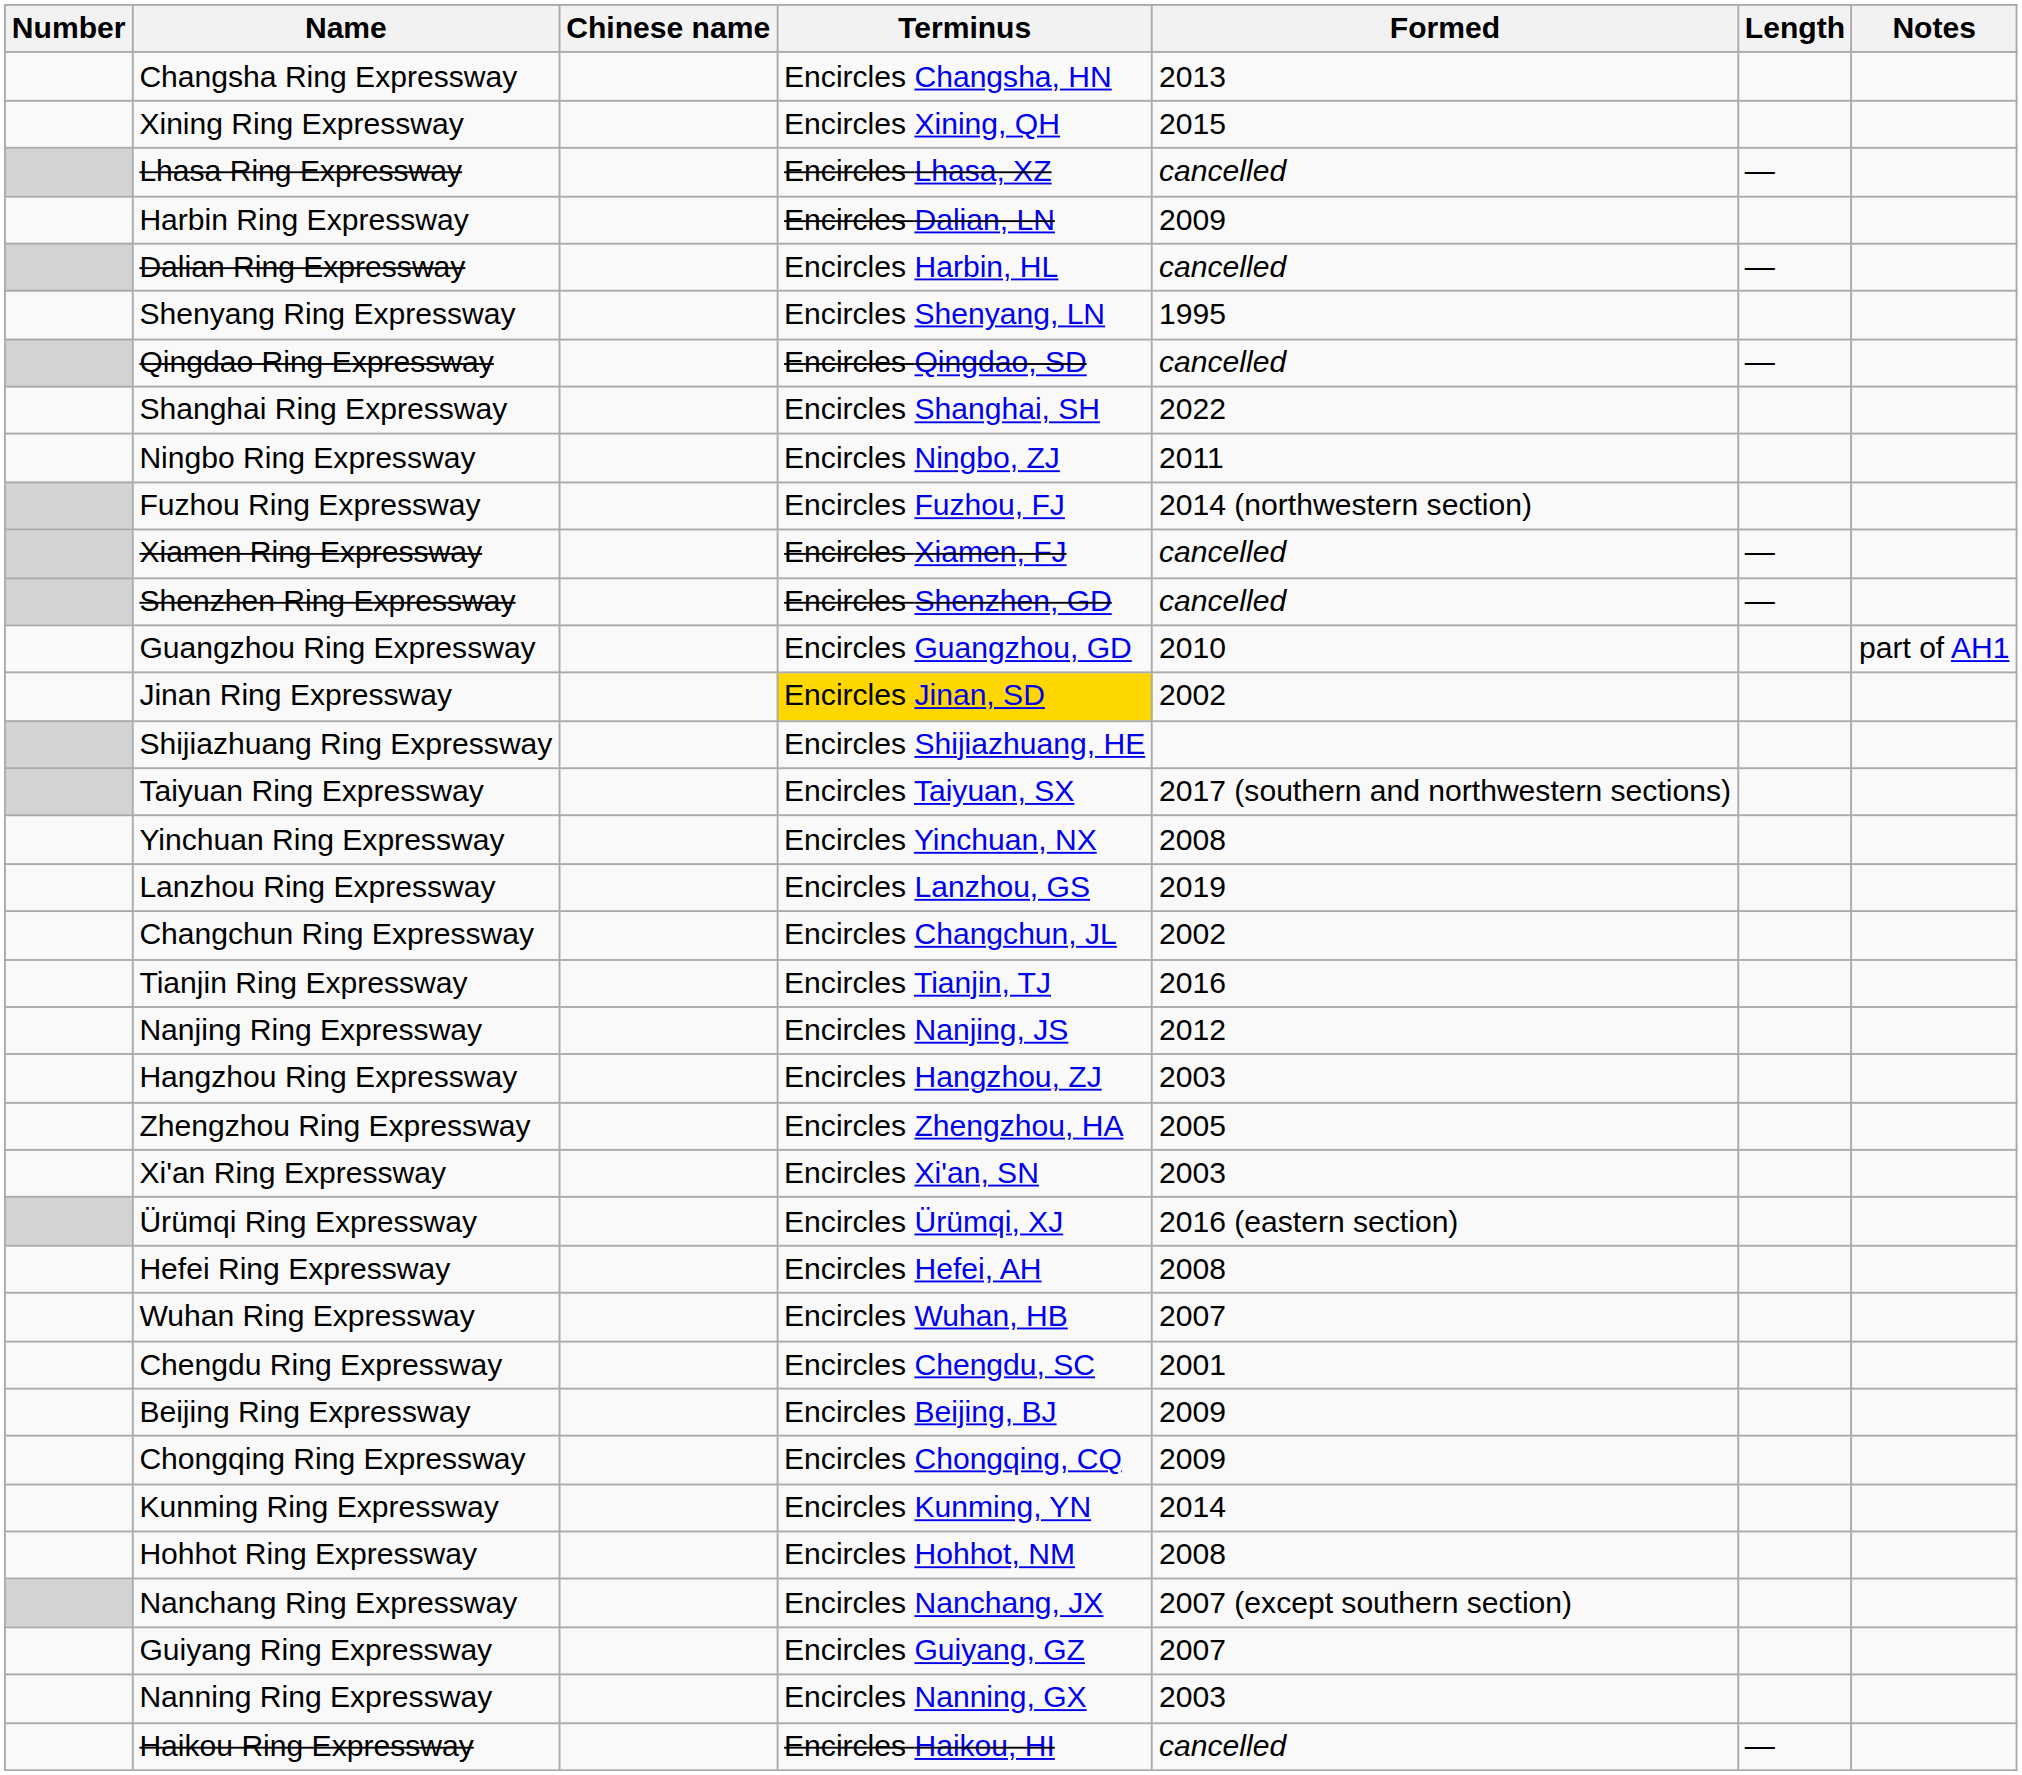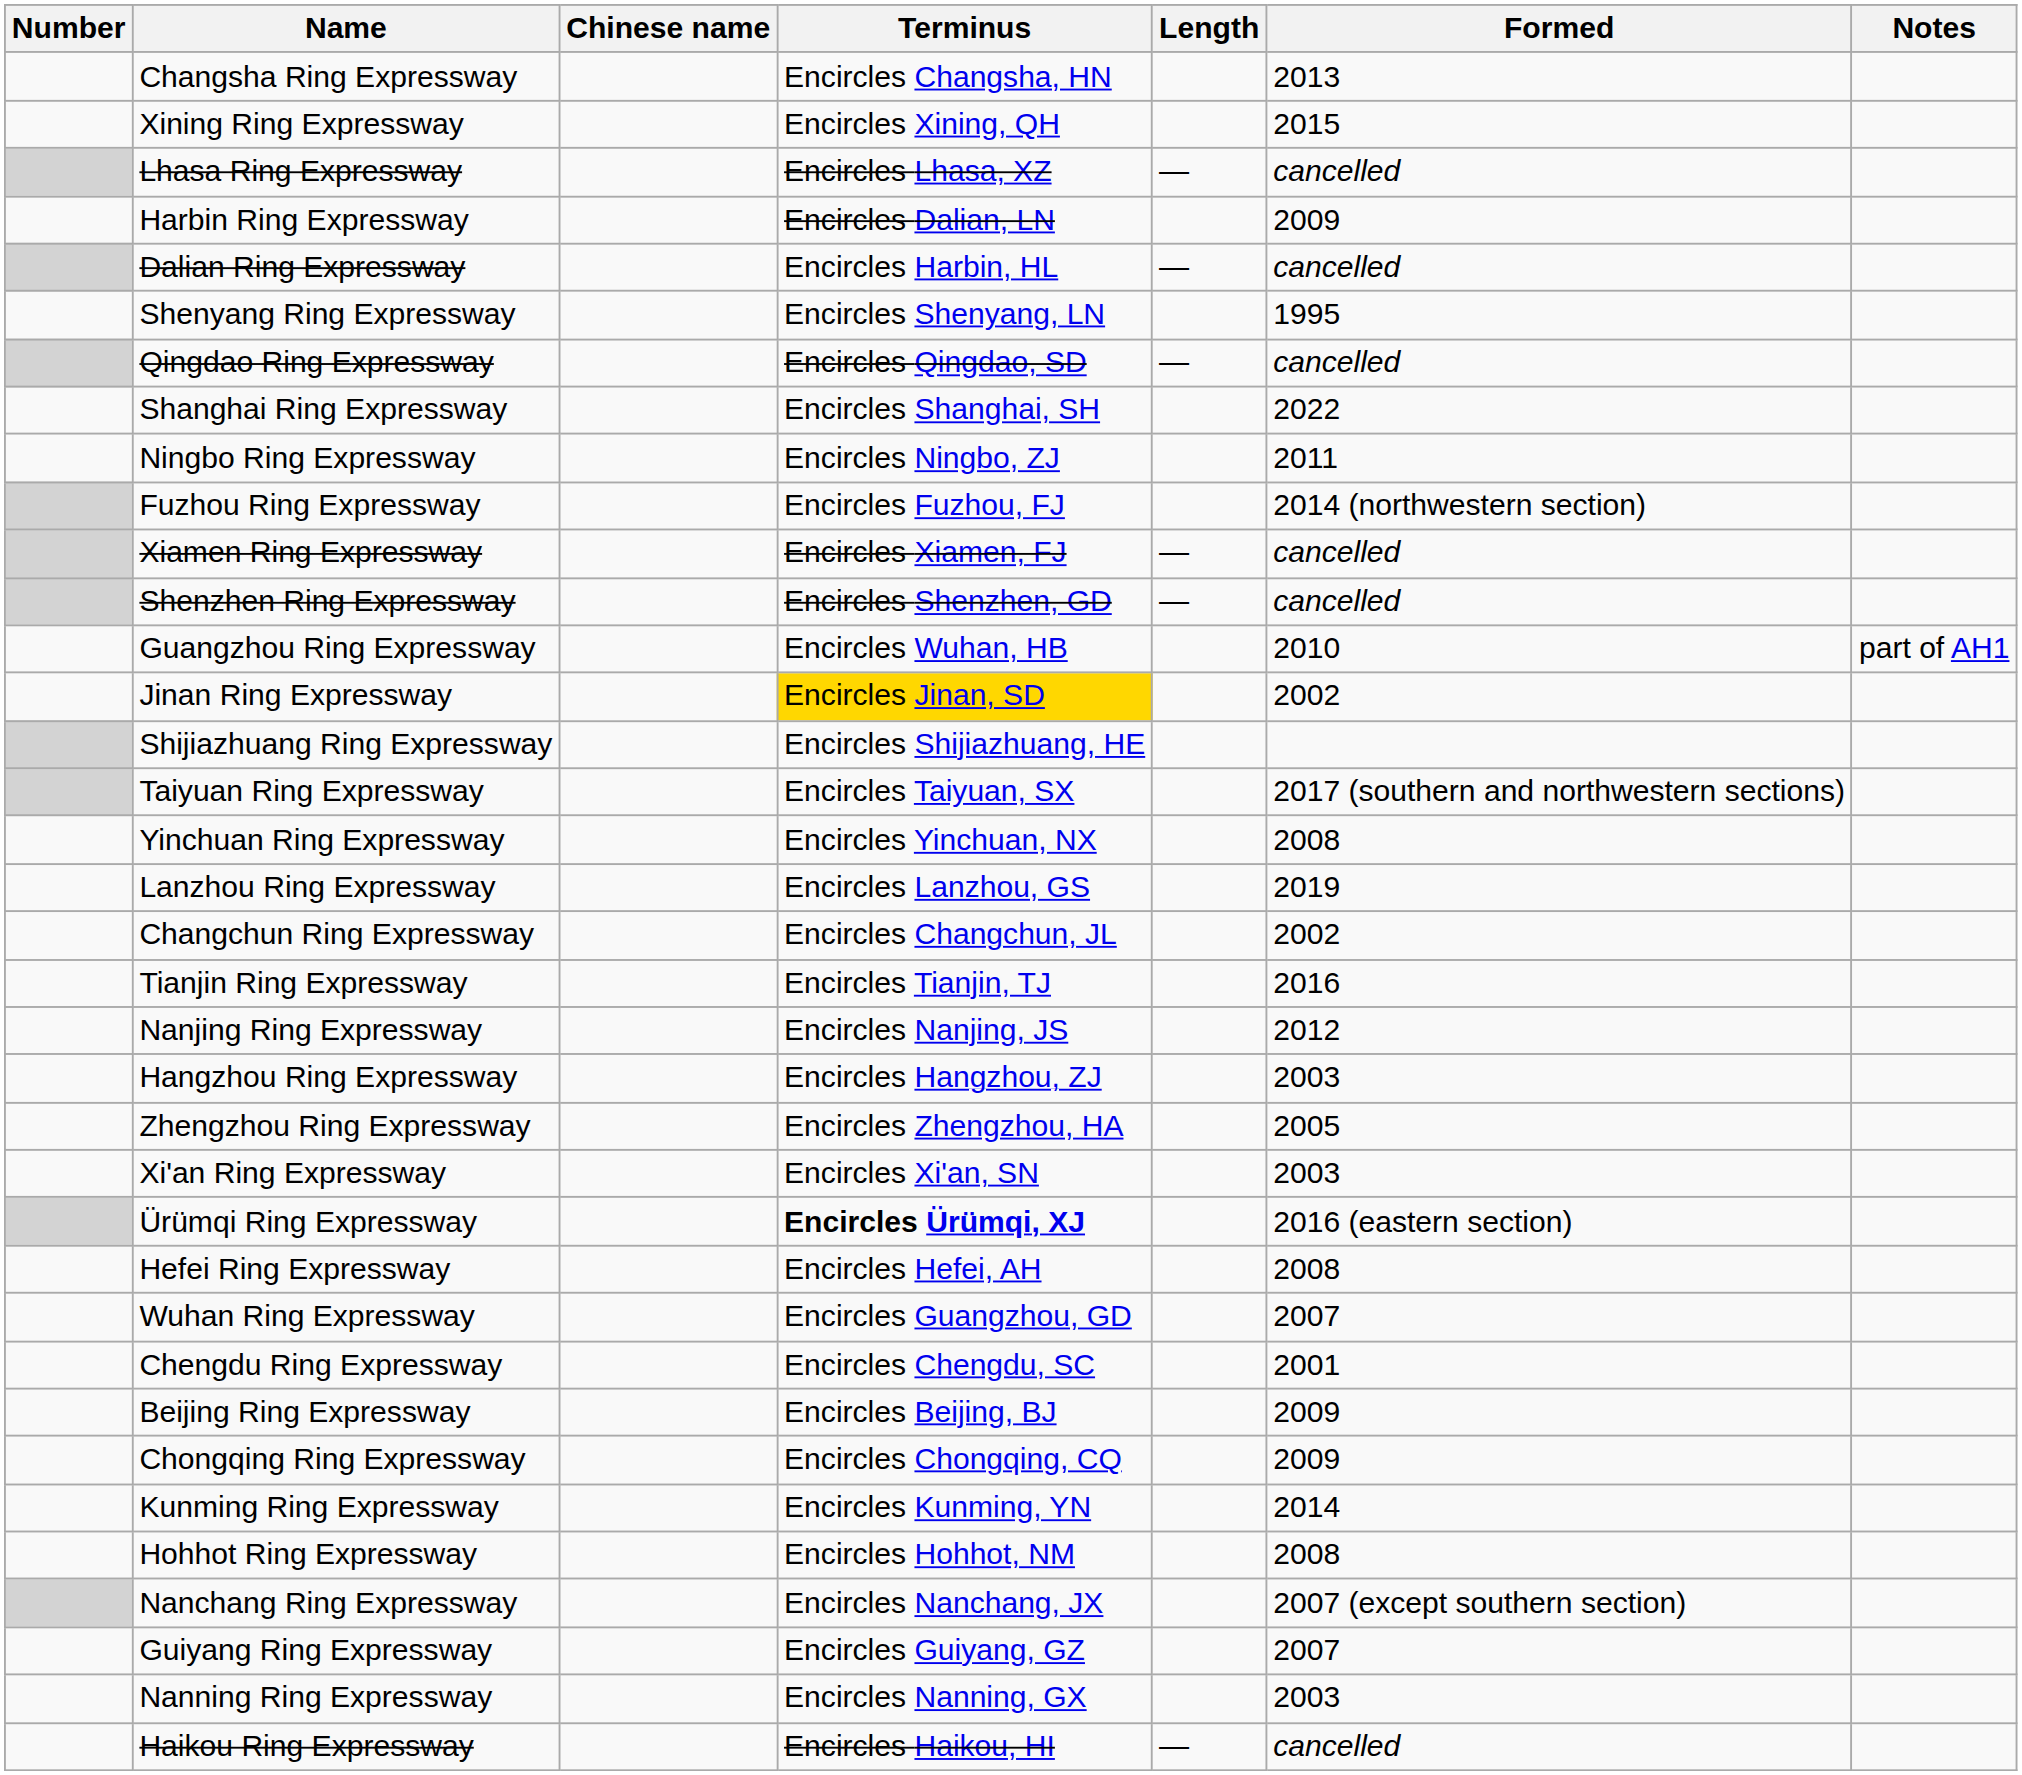columns swapped: (1795, 28) <-> (1445, 28)
(958, 648) Encircles Guangzhou, GD -> (926, 648) Encircles Wuhan, HB
(924, 1220) normal -> (935, 1220) bold
(926, 1316) Encircles Wuhan, HB -> (958, 1316) Encircles Guangzhou, GD
